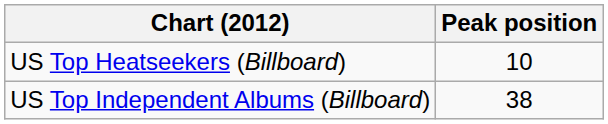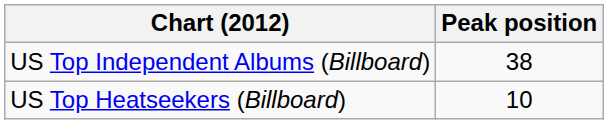rows swapped: (178, 61) <-> (220, 99)
